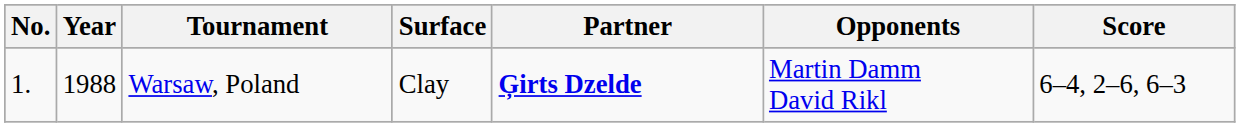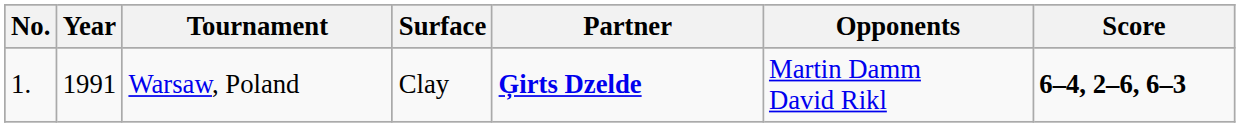(89, 84) 1988 -> (89, 84) 1991
(1113, 84) normal -> (1113, 84) bold
